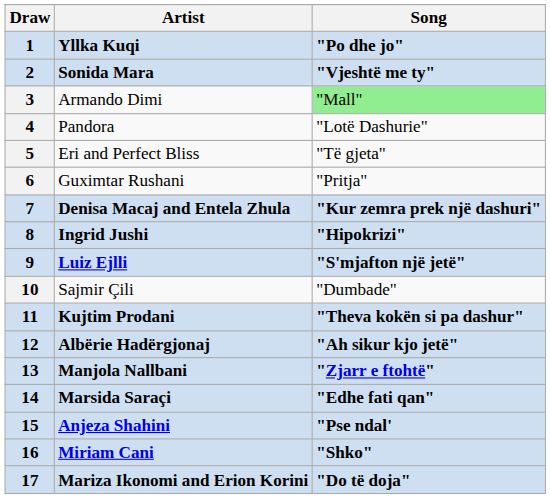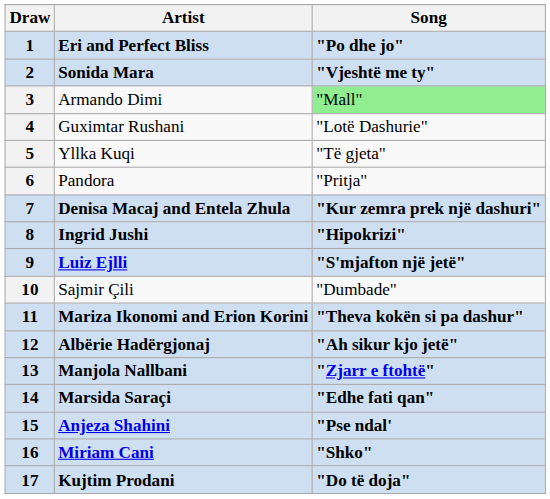(99, 45) Yllka Kuqi -> (134, 45) Eri and Perfect Bliss
(86, 126) Pandora -> (121, 126) Guximtar Rushani
(129, 153) Eri and Perfect Bliss -> (96, 153) Yllka Kuqi
(121, 180) Guximtar Rushani -> (86, 180) Pandora
(116, 316) Kujtim Prodani -> (183, 316) Mariza Ikonomi and Erion Korini
(183, 479) Mariza Ikonomi and Erion Korini -> (116, 479) Kujtim Prodani
